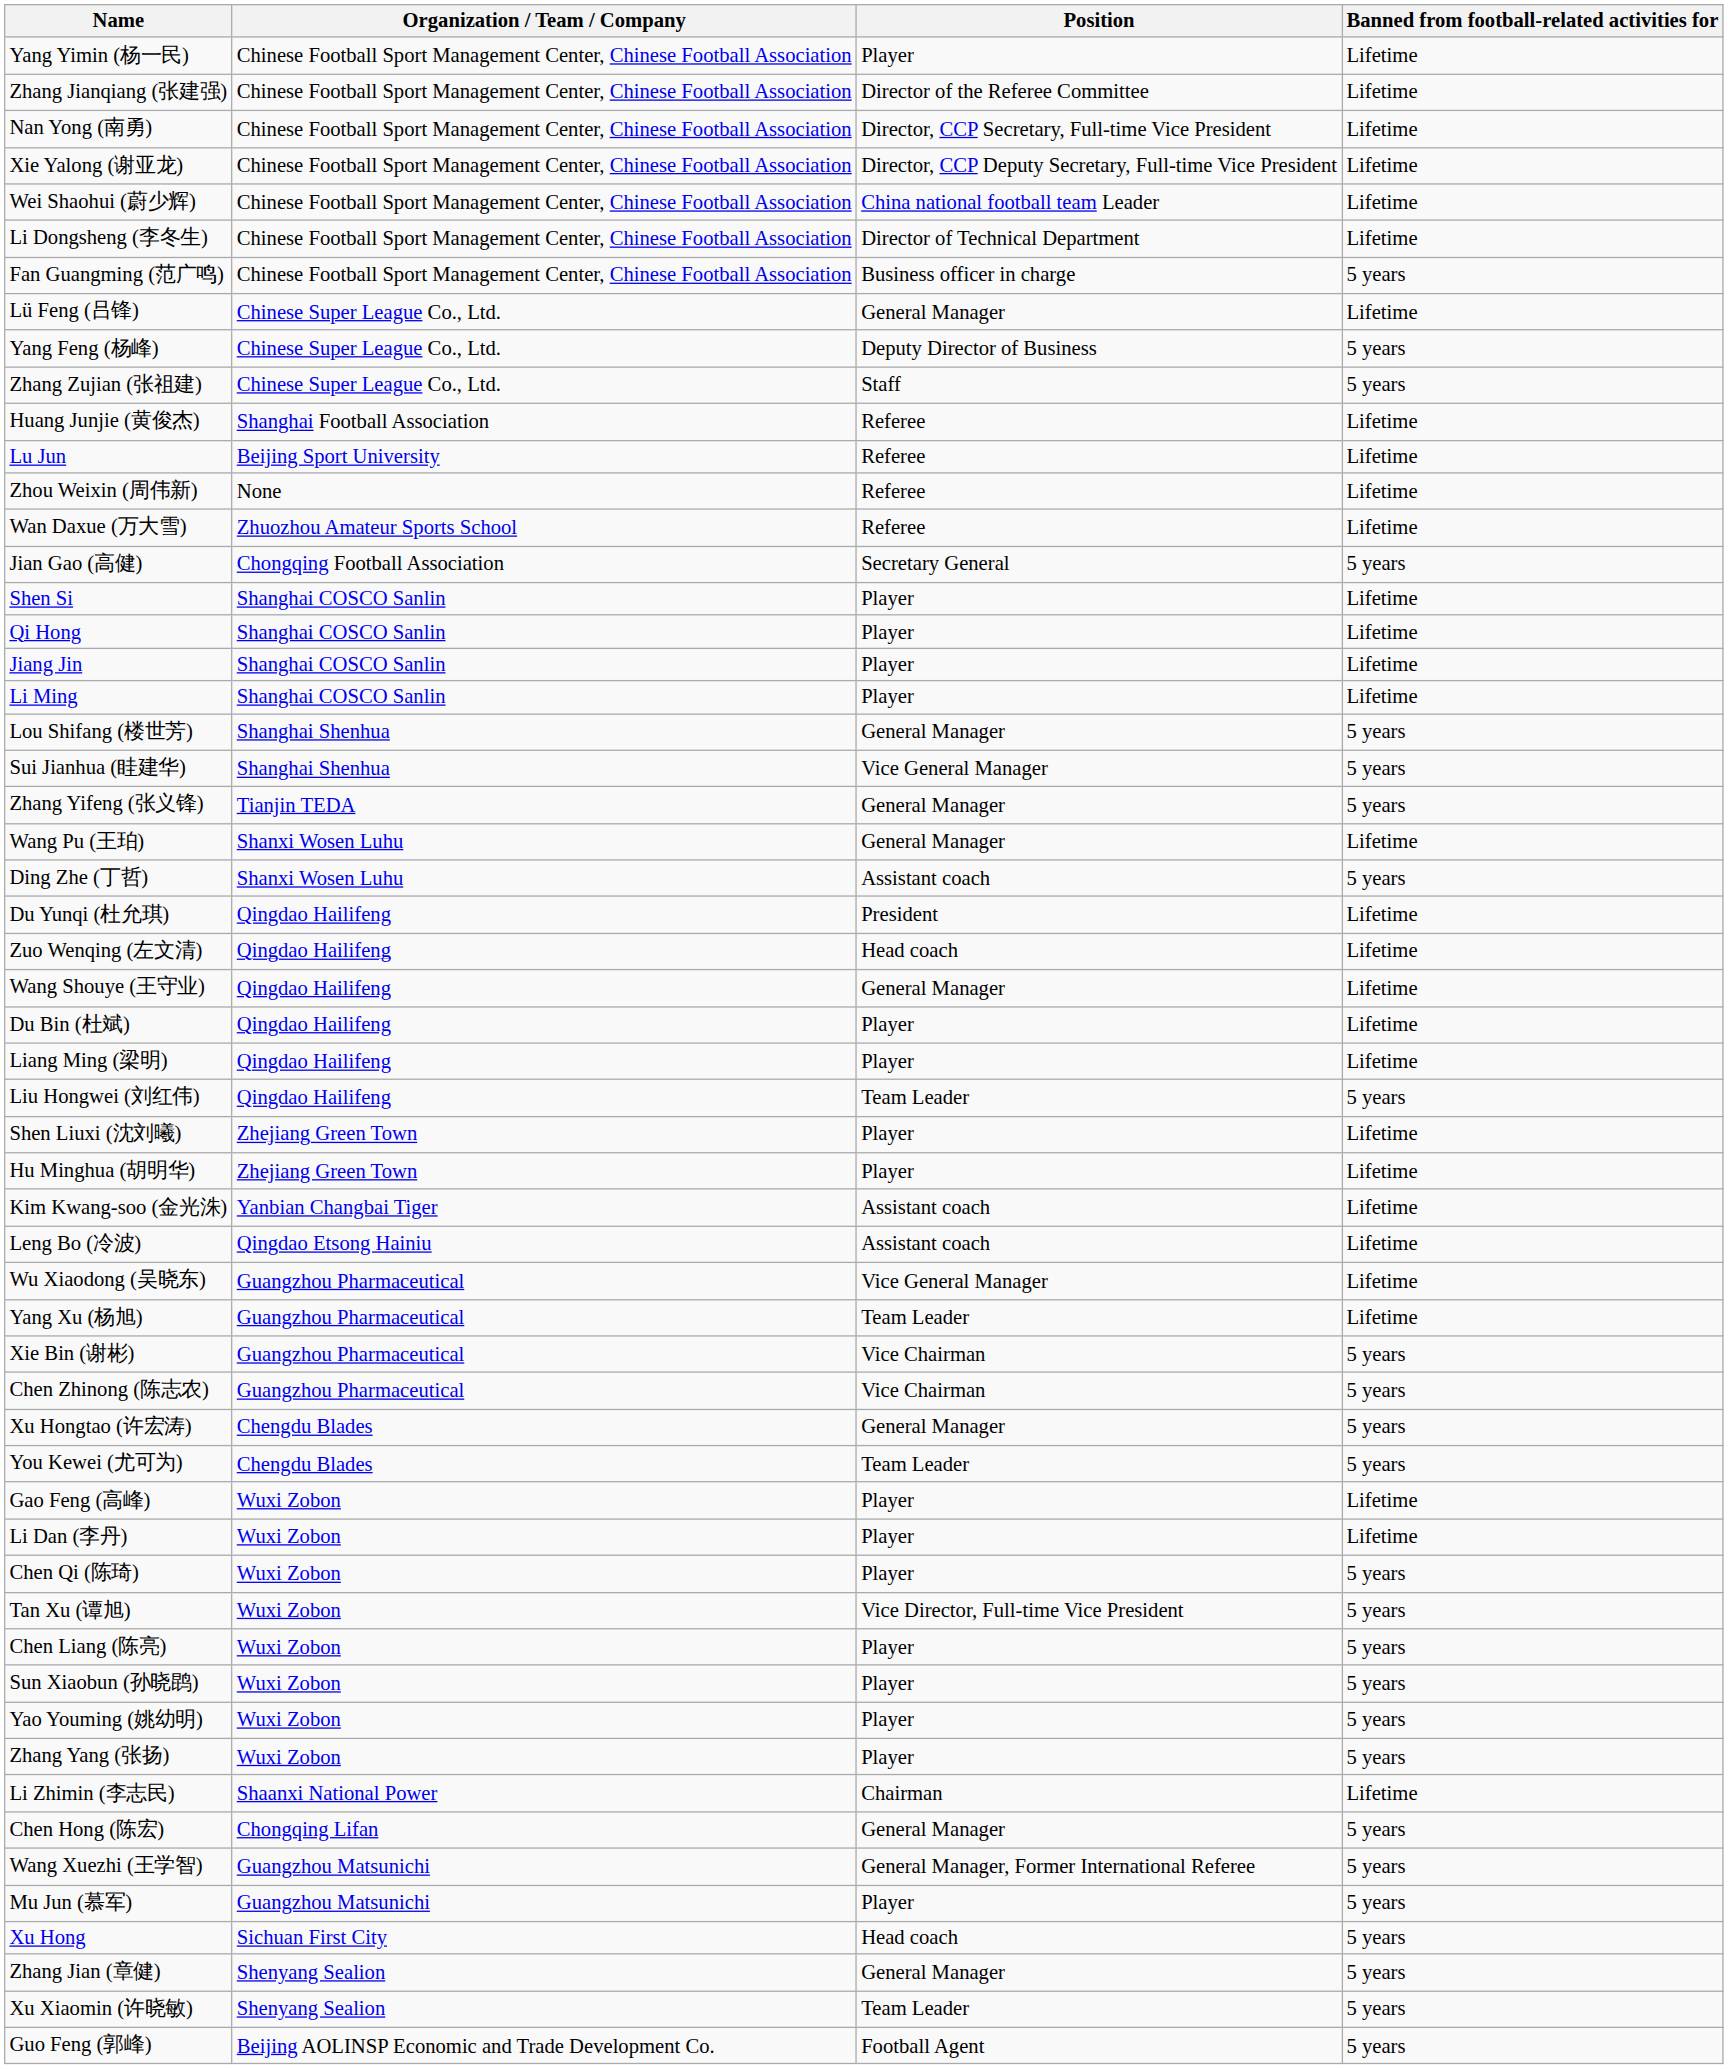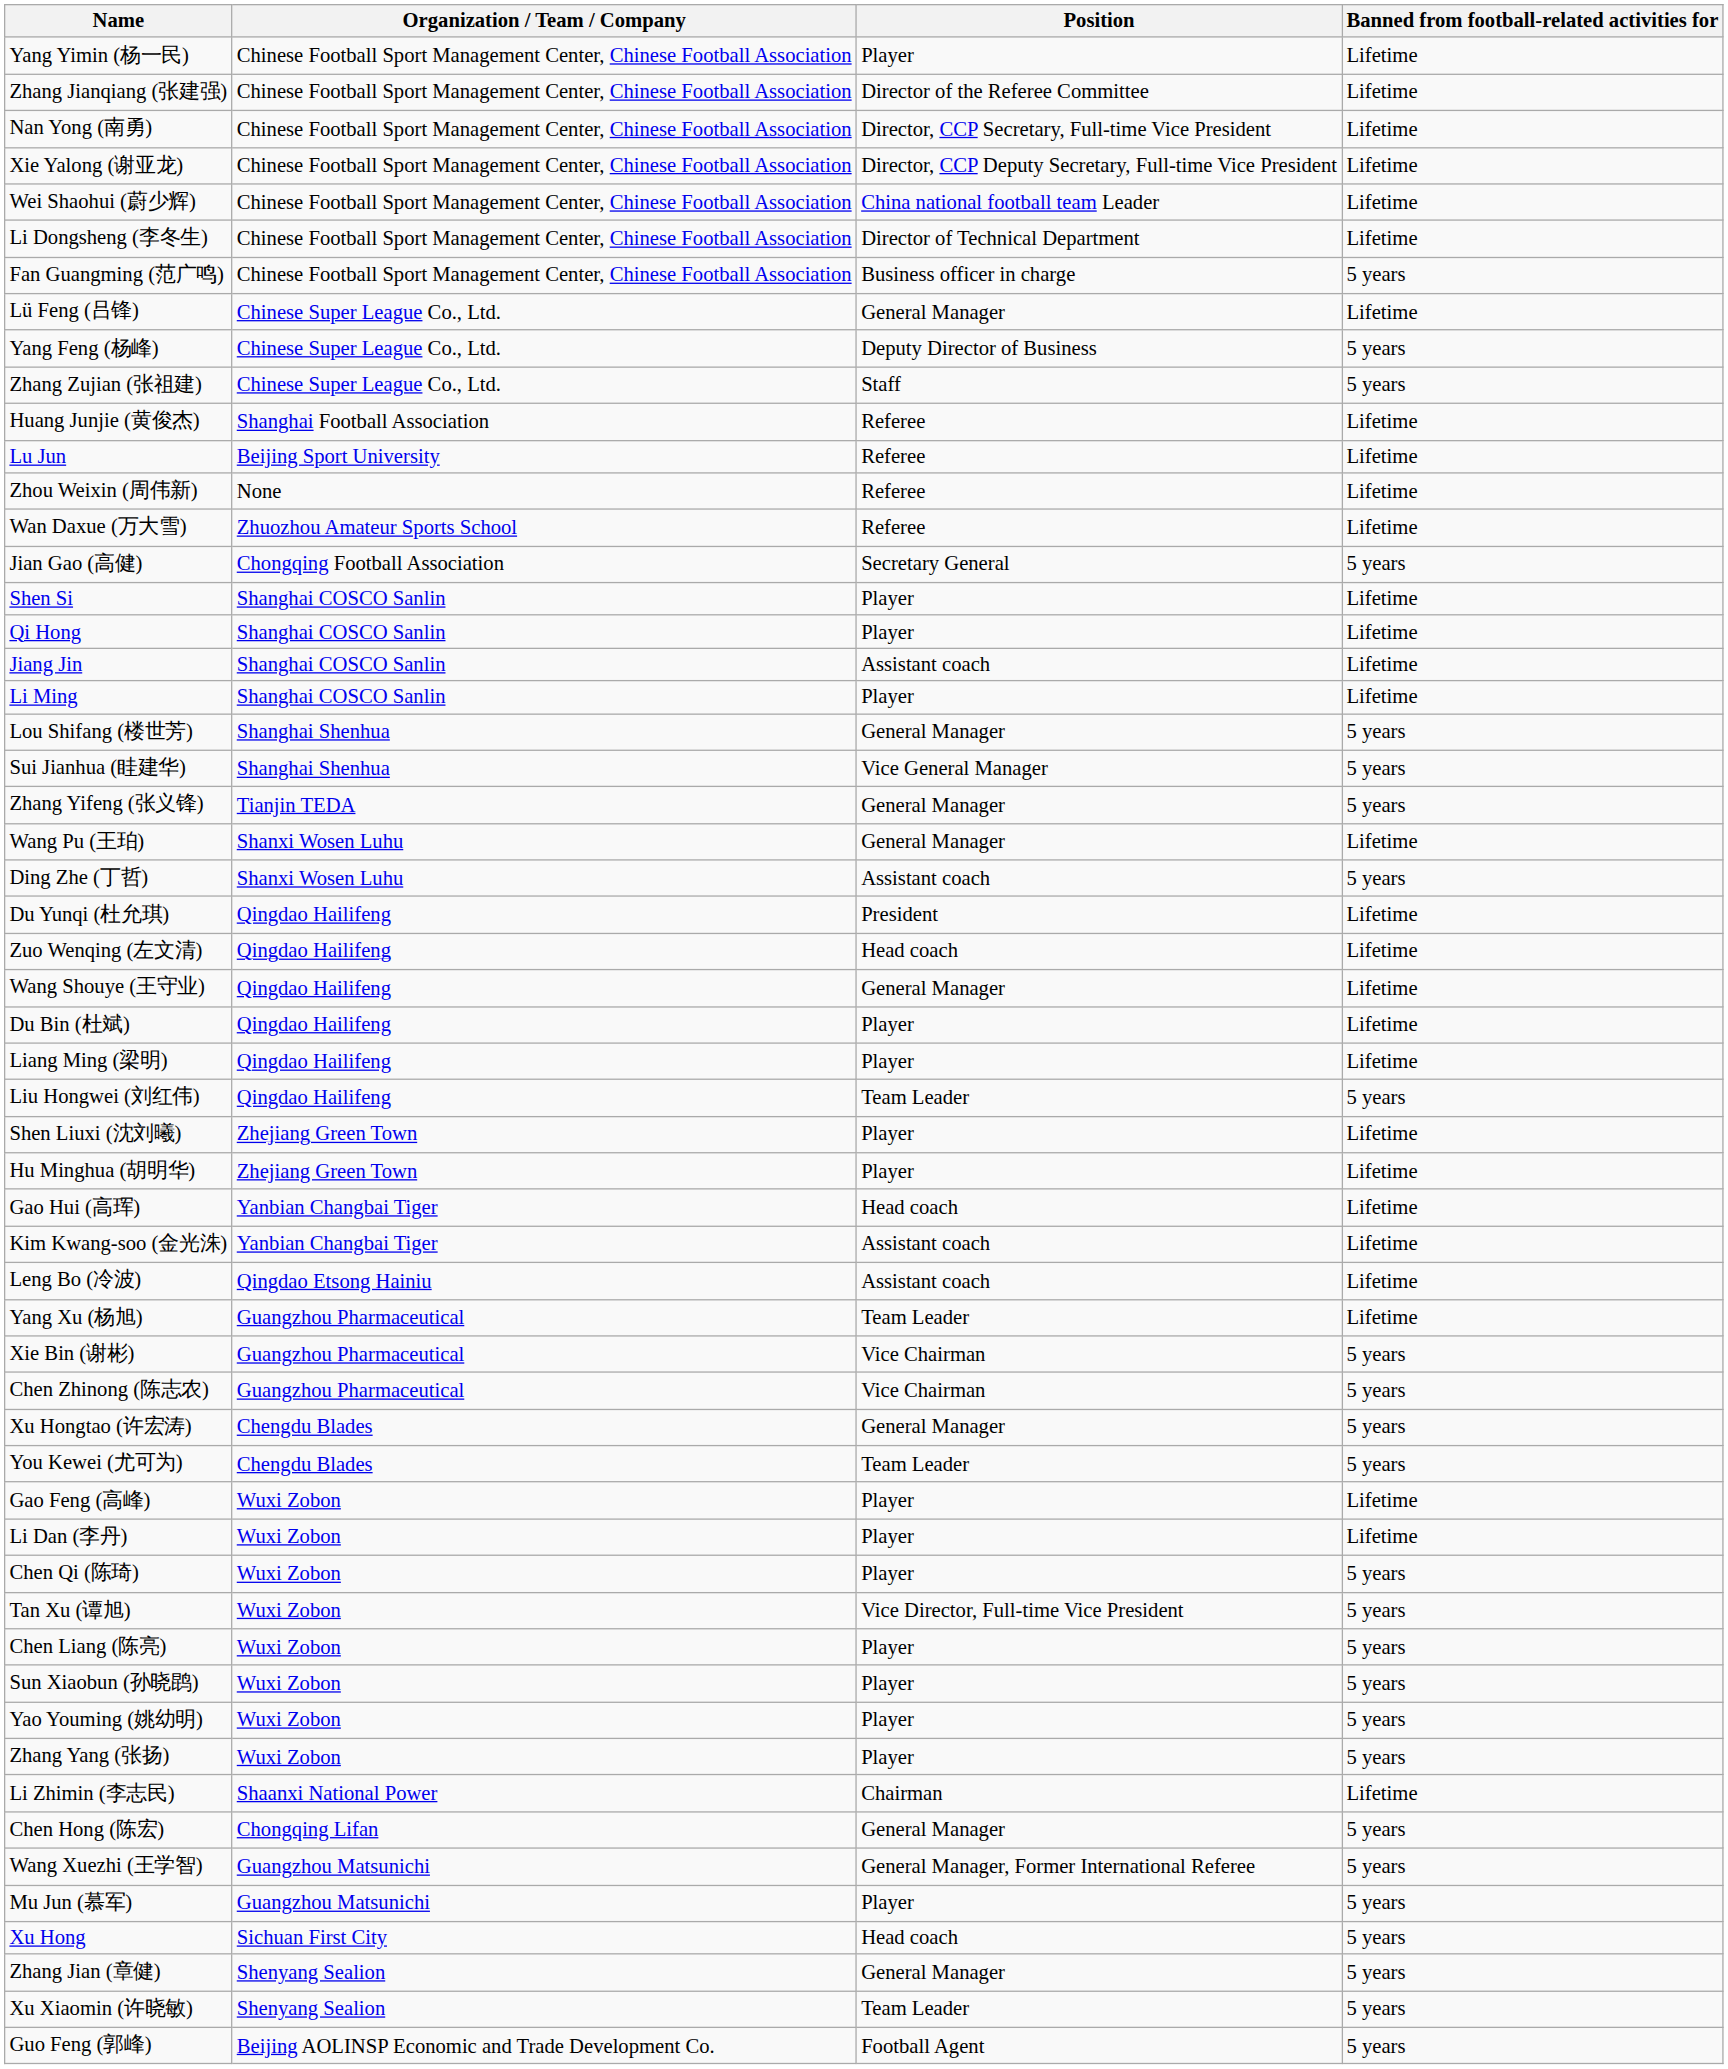(888, 664) Player -> (926, 664) Assistant coach
+ row: (75, 1206)
- row: (108, 1280)
